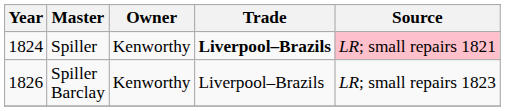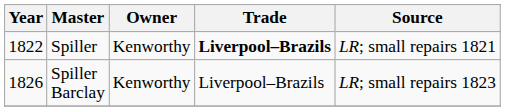(26, 45) 1824 -> (26, 45) 1822
(417, 45) pink background -> (417, 45) no background
